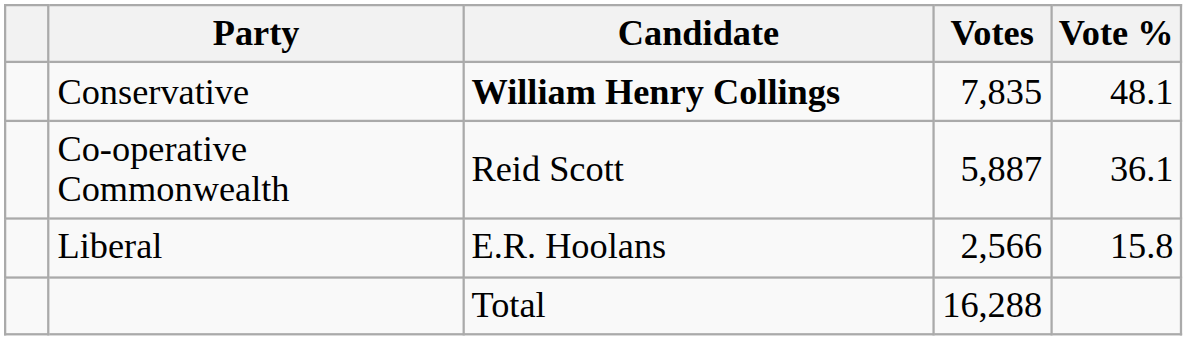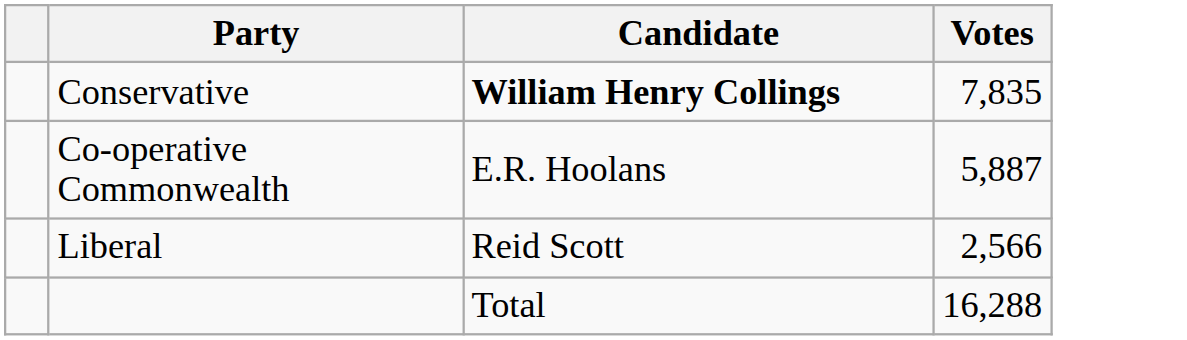- column: (1116, 33)
(548, 168) Reid Scott -> (569, 168) E.R. Hoolans
(569, 246) E.R. Hoolans -> (548, 246) Reid Scott
